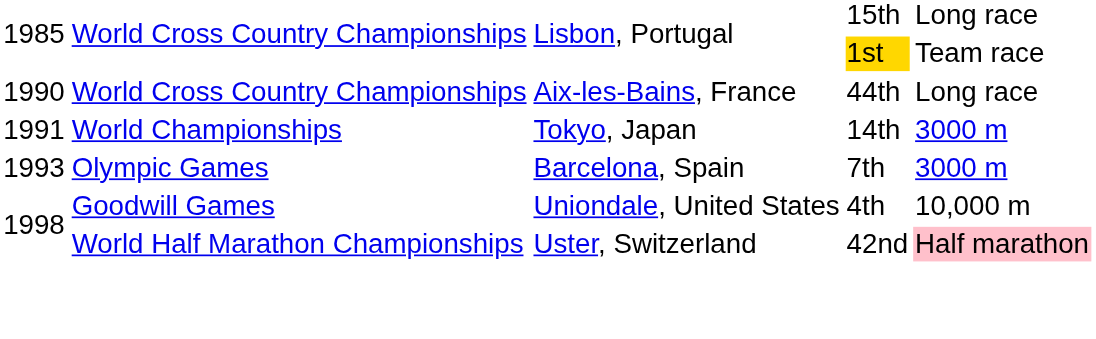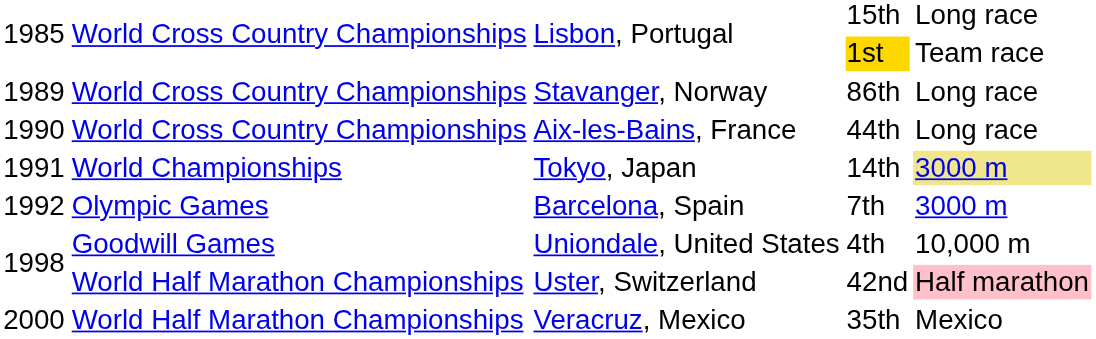+ row: (650, 91)
(961, 129) no background -> (961, 167) khaki background
(34, 167) 1993 -> (34, 205) 1992
+ row: (640, 319)
